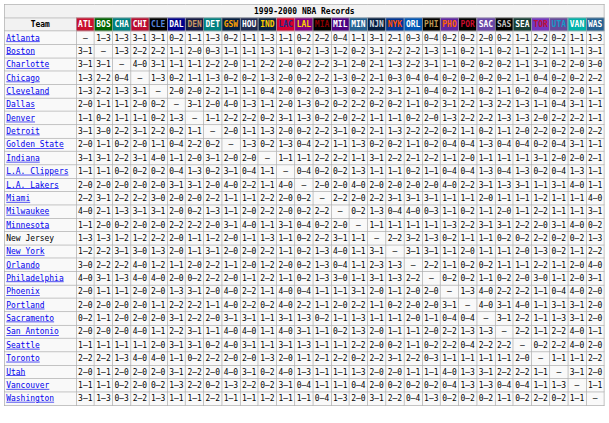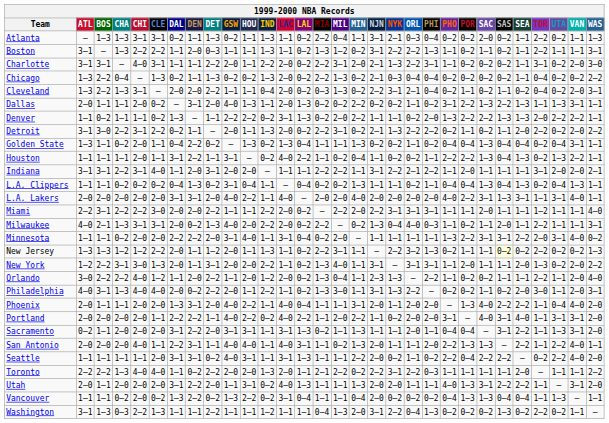(595, 91) 1–1 -> (595, 91) 3–1
(559, 104) 0–4 -> (559, 104) 1–3
(85, 144) 2–0 -> (85, 144) 1–3
(322, 144) 2–2 -> (322, 144) 1–1
+ row: (23, 158)
(231, 211) 1–1 -> (231, 225) 4–0
(104, 225) 2–0 -> (104, 238) 1–1
(504, 238) no background -> (504, 251) lightyellow background
(577, 251) 1–1 -> (577, 265) 2–0
(231, 372) 4–0 -> (231, 385) 1–1
(504, 398) 1–1 -> (504, 412) 1–3
